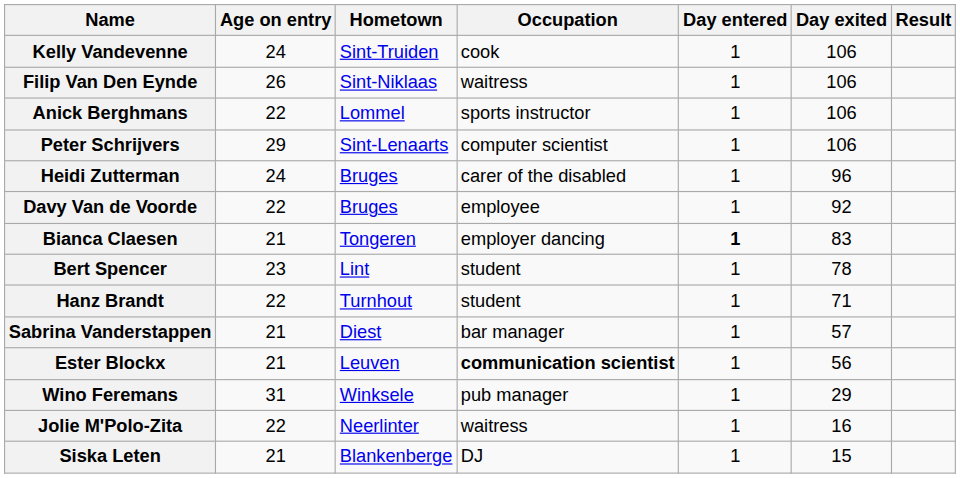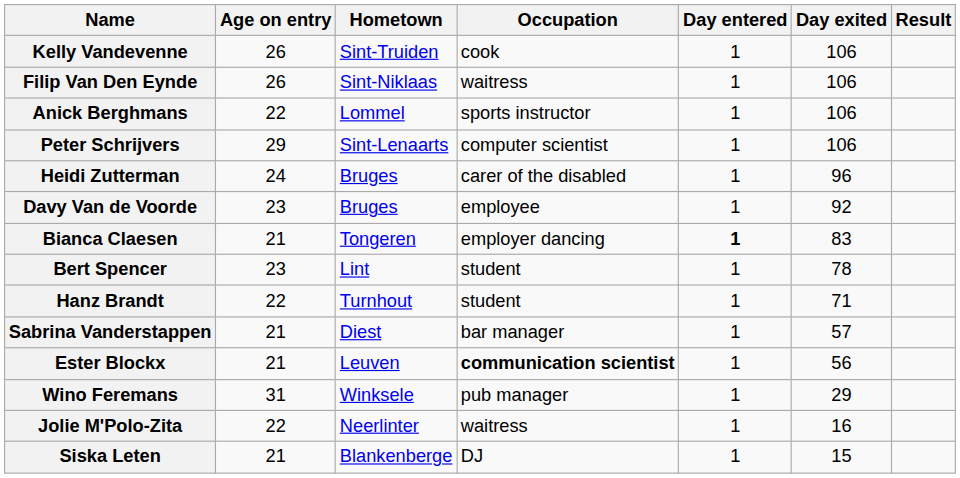(276, 51) 24 -> (276, 51) 26
(276, 207) 22 -> (276, 207) 23
